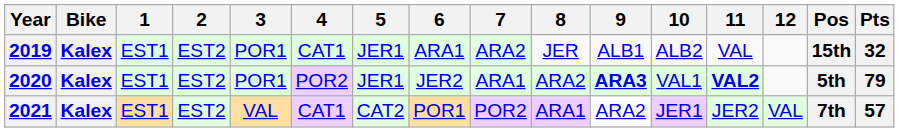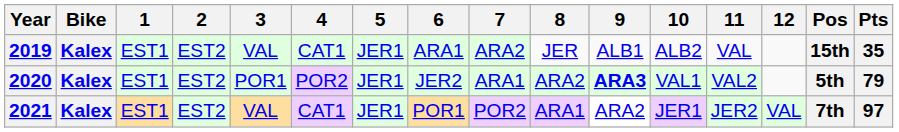(261, 50) POR1 -> (261, 50) VAL
(875, 50) 32 -> (874, 50) 35
(735, 80) bold -> (734, 80) normal
(381, 111) CAT2 -> (380, 111) JER1
(875, 111) 57 -> (874, 111) 97
